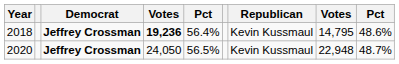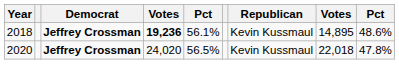(203, 32) 56.4% -> (203, 32) 56.1%
(336, 32) 14,795 -> (336, 32) 14,895
(164, 50) 24,050 -> (164, 50) 24,020
(336, 50) 22,948 -> (336, 50) 22,018
(375, 50) 48.7% -> (375, 50) 47.8%
